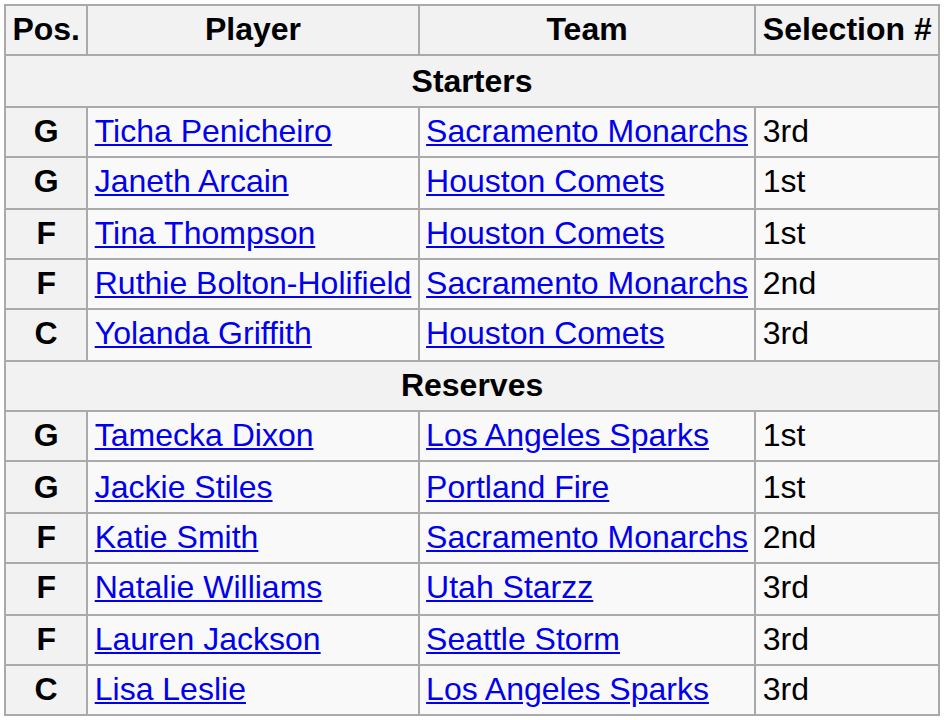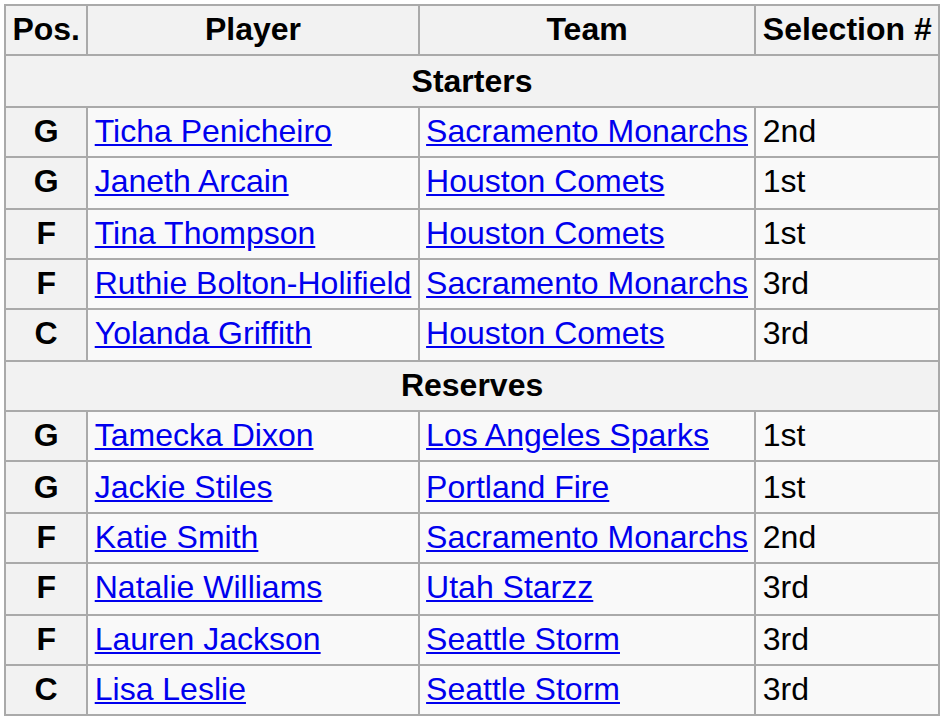(786, 131) 3rd -> (789, 131) 2nd
(789, 283) 2nd -> (786, 283) 3rd
(568, 689) Los Angeles Sparks -> (523, 689) Seattle Storm
